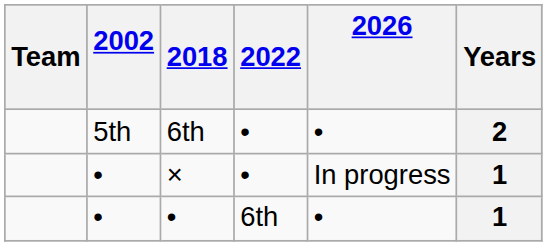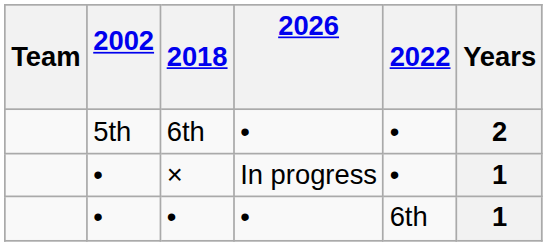columns swapped: (271, 56) <-> (382, 26)
